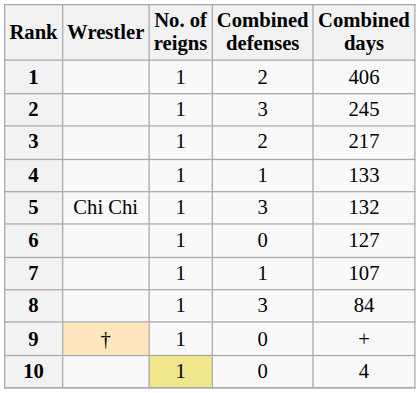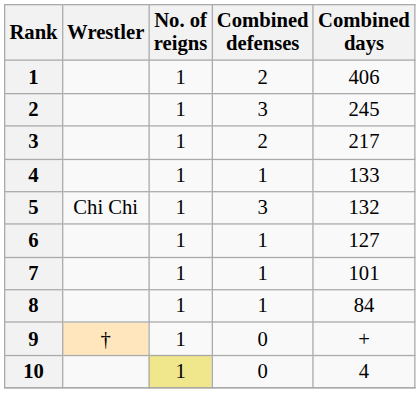(263, 240) 0 -> (263, 240) 1
(364, 273) 107 -> (364, 273) 101
(263, 305) 3 -> (263, 305) 1
